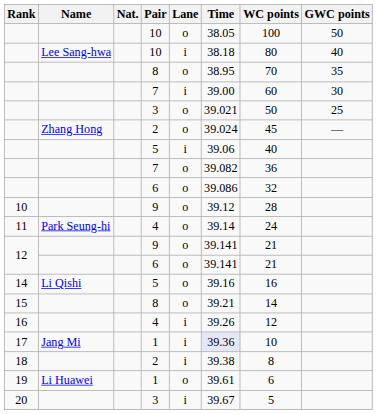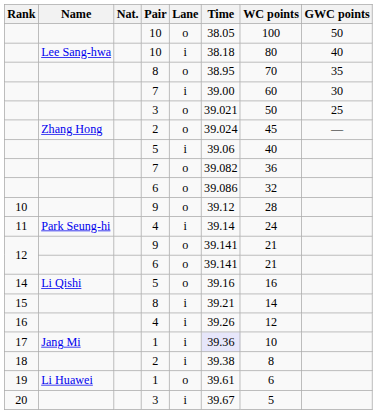(185, 226) o -> (185, 226) i
(185, 303) o -> (185, 303) i
